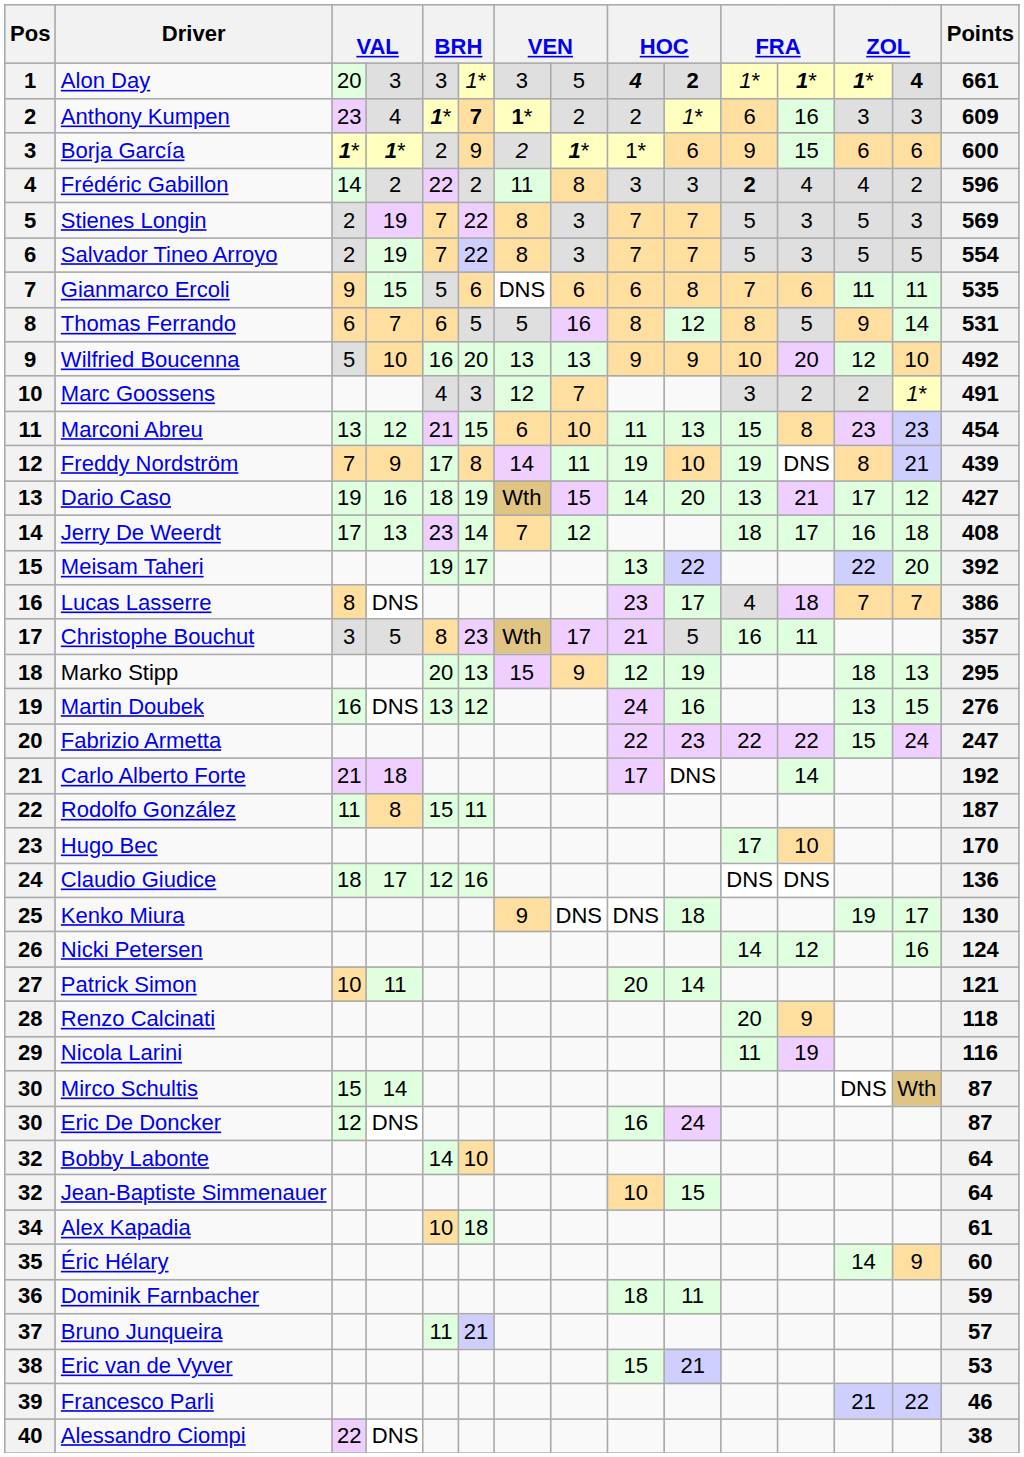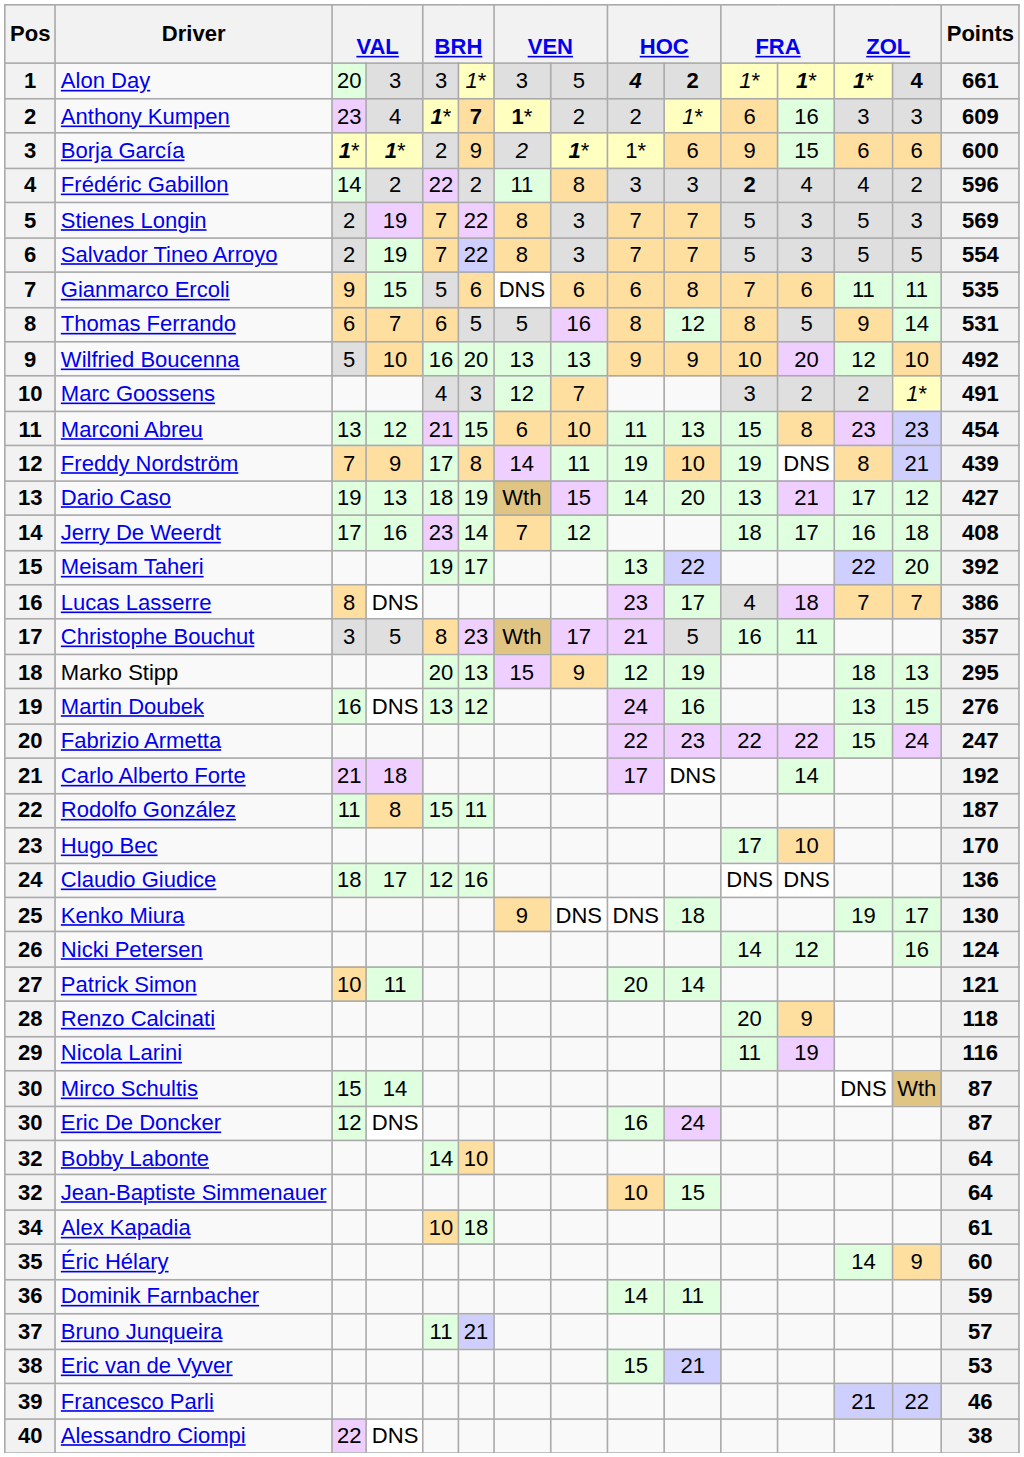(395, 498) 16 -> (395, 498) 13
(395, 532) 13 -> (395, 532) 16
(636, 1296) 18 -> (636, 1296) 14
